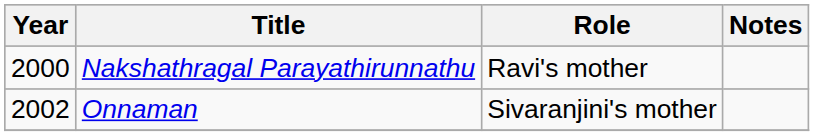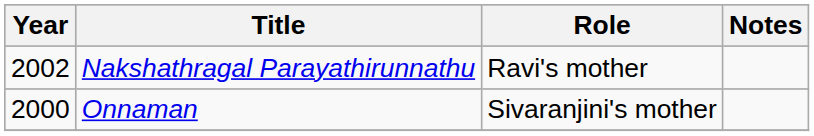(40, 67) 2000 -> (40, 67) 2002
(40, 109) 2002 -> (40, 109) 2000
